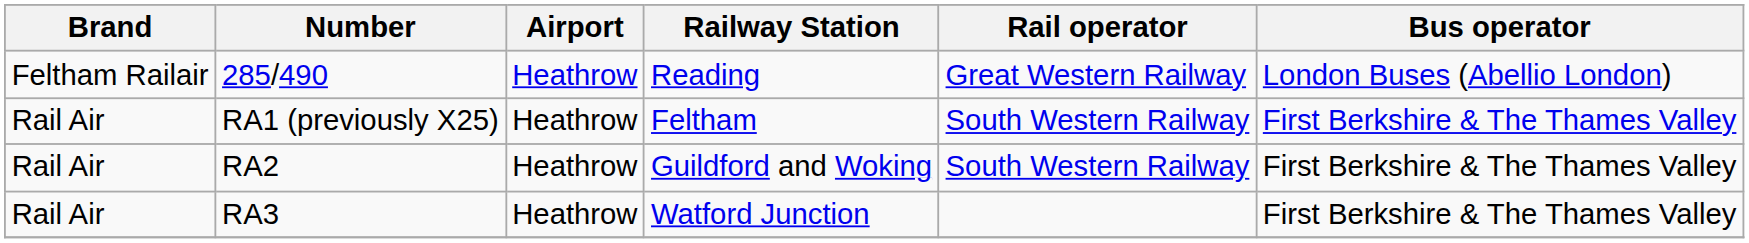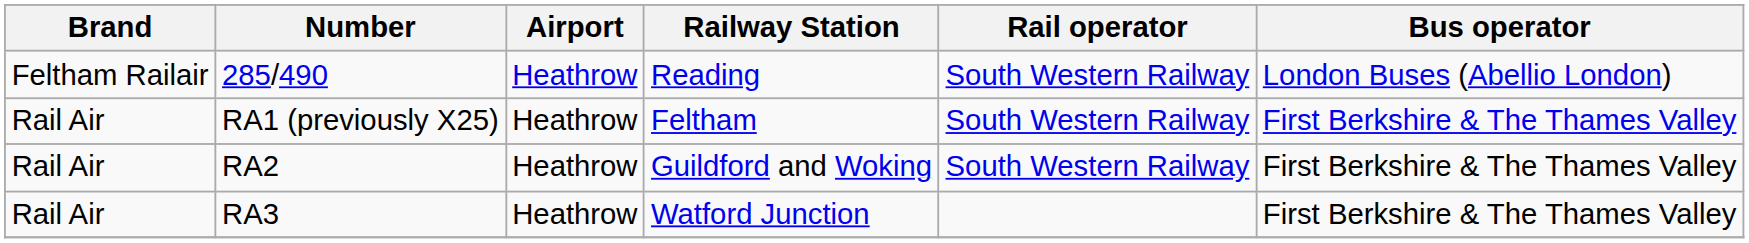(1096, 74) Great Western Railway -> (1097, 74) South Western Railway
